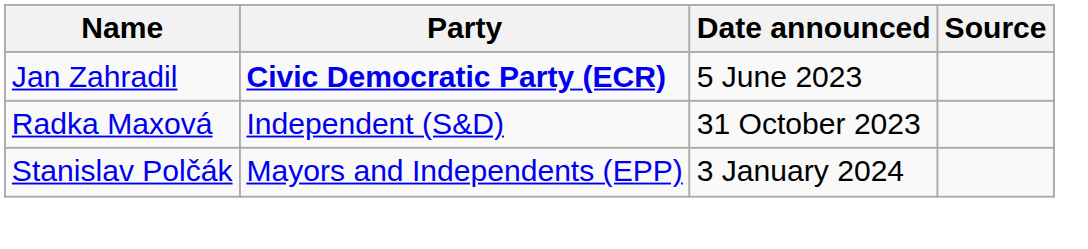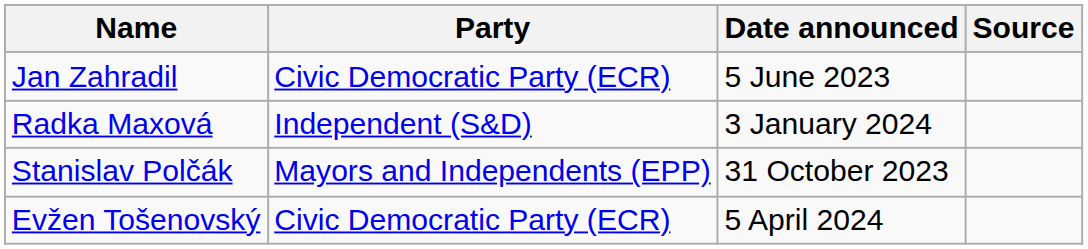(456, 76) bold -> (472, 76) normal
(809, 123) 31 October 2023 -> (828, 123) 3 January 2024
(800, 171) 3 January 2024 -> (837, 171) 31 October 2023
+ row: (136, 219)
